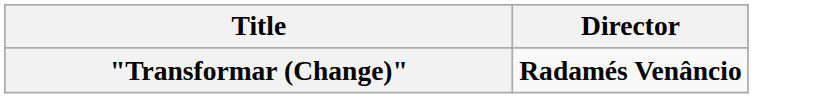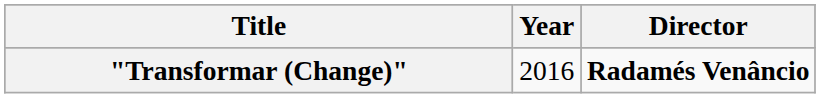+ column: (547, 26)
